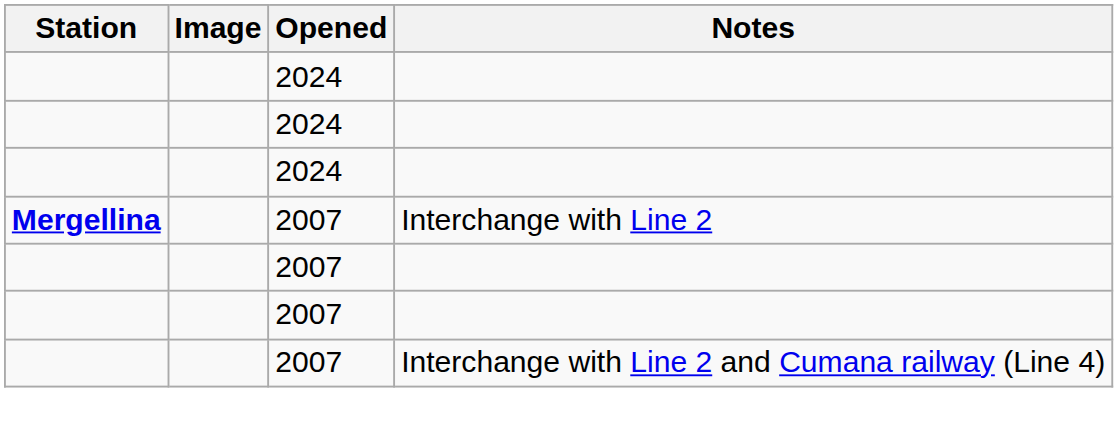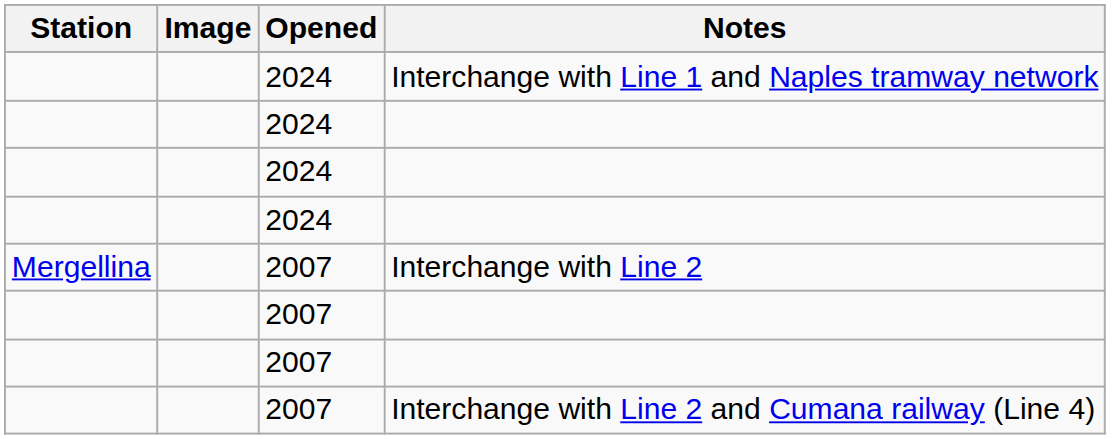+ row: (299, 76)
(86, 219) bold -> (81, 266) normal
